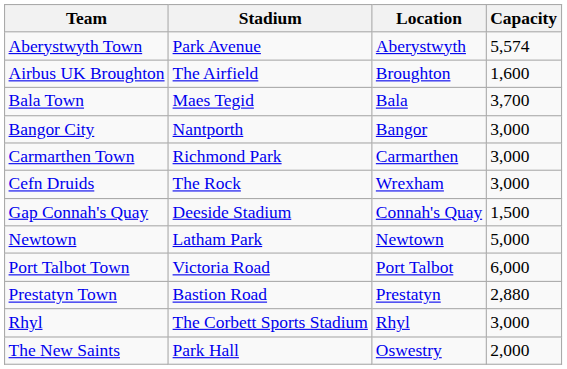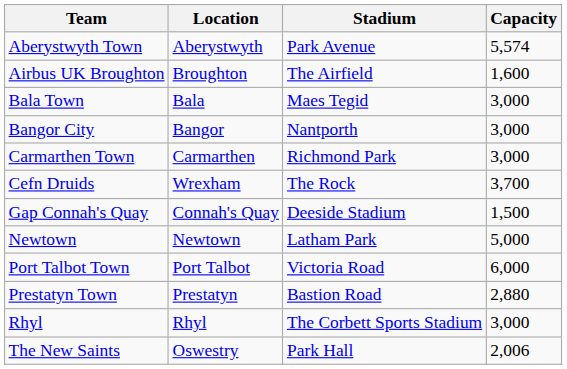columns swapped: (429, 18) <-> (270, 18)
(510, 101) 3,700 -> (510, 101) 3,000
(510, 184) 3,000 -> (510, 184) 3,700
(510, 350) 2,000 -> (510, 350) 2,006
